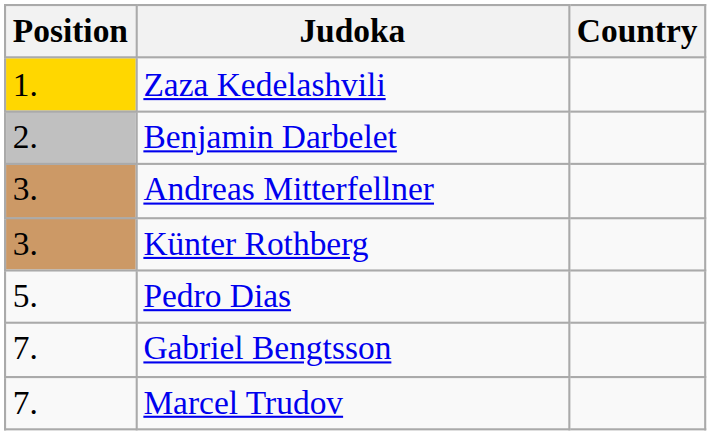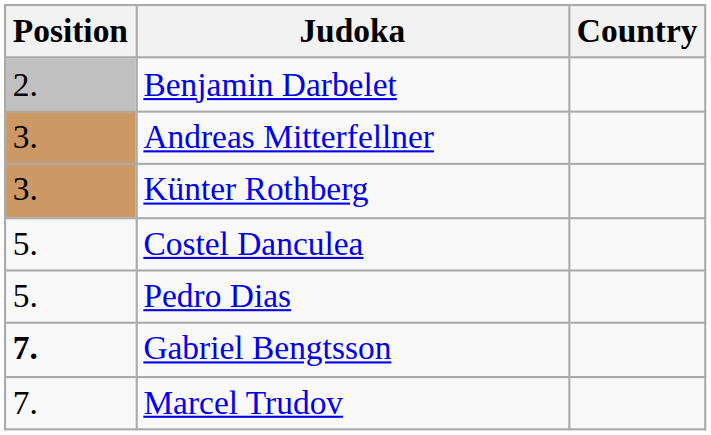- row: (265, 84)
+ row: (253, 243)
(25, 349) normal -> (25, 349) bold
